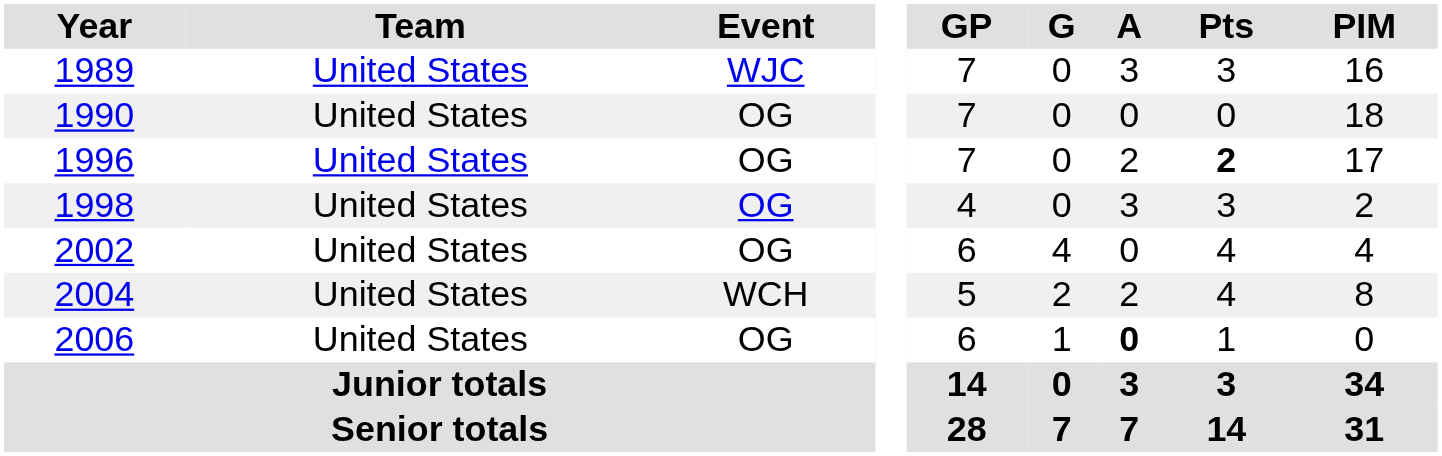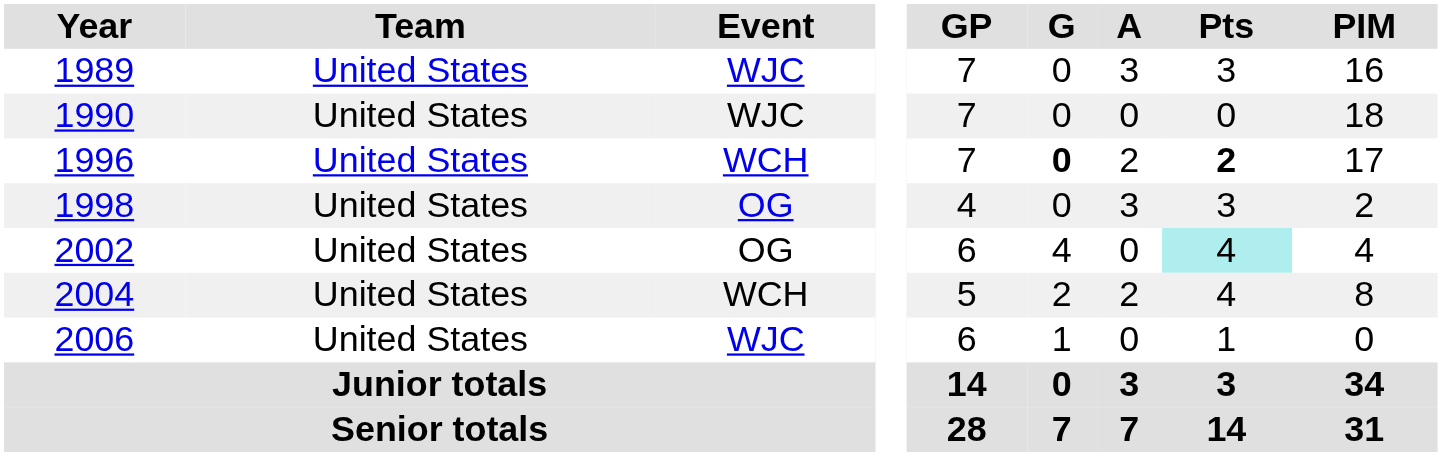(766, 115) OG -> (766, 115) WJC
(766, 160) OG -> (766, 160) WCH
(1062, 160) normal -> (1062, 160) bold
(1226, 249) no background -> (1226, 249) paleturquoise background
(766, 339) OG -> (766, 339) WJC
(1129, 339) bold -> (1129, 339) normal
